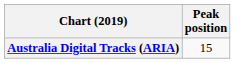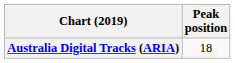(206, 48) 15 -> (206, 48) 18
